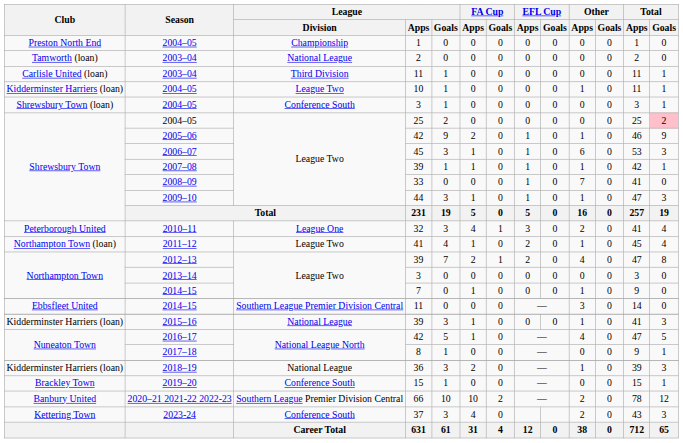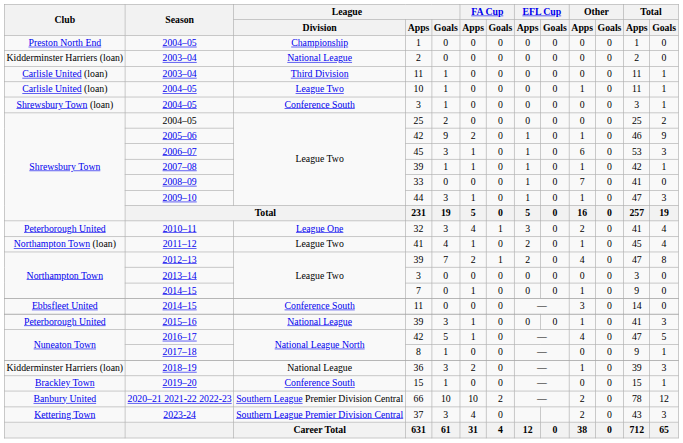(65, 58) Tamworth (loan) -> (65, 58) Kidderminster Harriers (loan)
(65, 89) Kidderminster Harriers (loan) -> (65, 89) Carlisle United (loan)
(664, 120) pink background -> (664, 120) no background
(320, 306) Southern League Premier Division Central -> (320, 306) Conference South
(65, 321) Kidderminster Harriers (loan) -> (65, 321) Peterborough United
(320, 414) Conference South -> (320, 414) Southern League Premier Division Central
